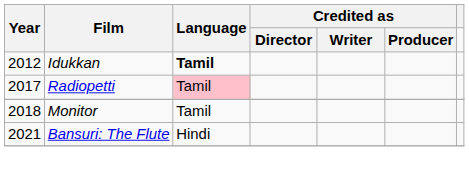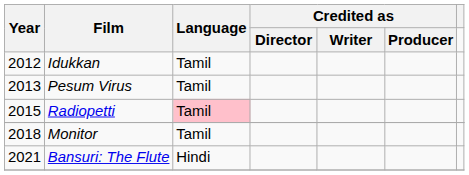(195, 63) bold -> (194, 63) normal
+ row: (90, 87)
(24, 87) 2017 -> (24, 110) 2015
